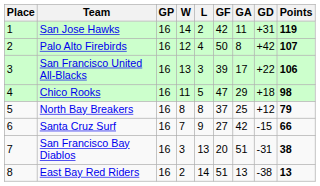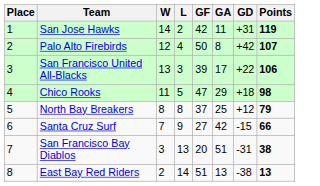- column: (166, 13)
